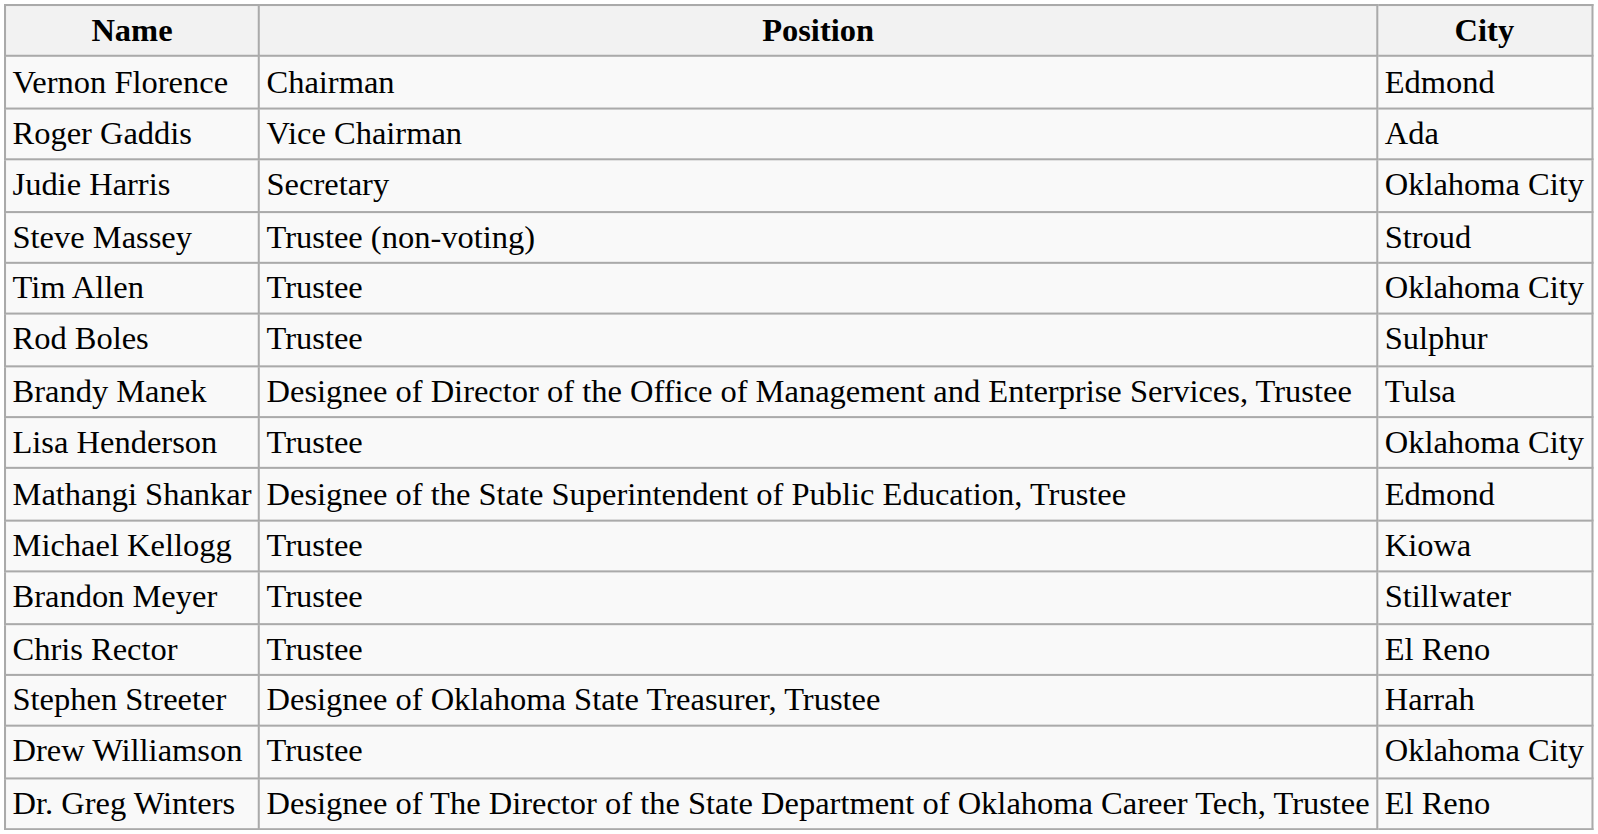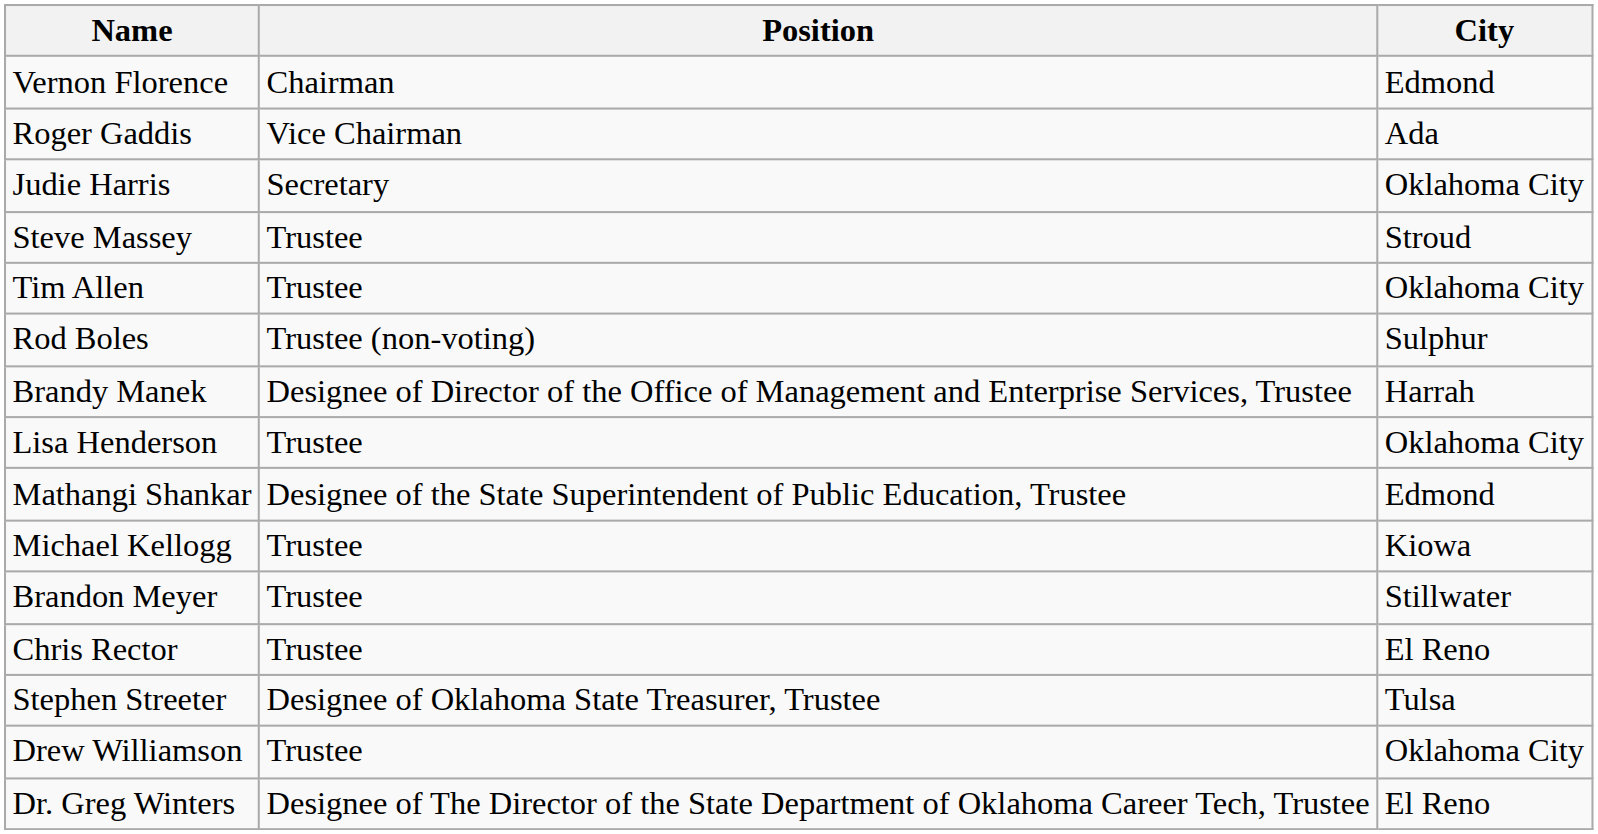(401, 236) Trustee (non-voting) -> (315, 236) Trustee
(315, 339) Trustee -> (401, 339) Trustee (non-voting)
(1420, 390) Tulsa -> (1430, 390) Harrah
(1430, 699) Harrah -> (1420, 699) Tulsa
